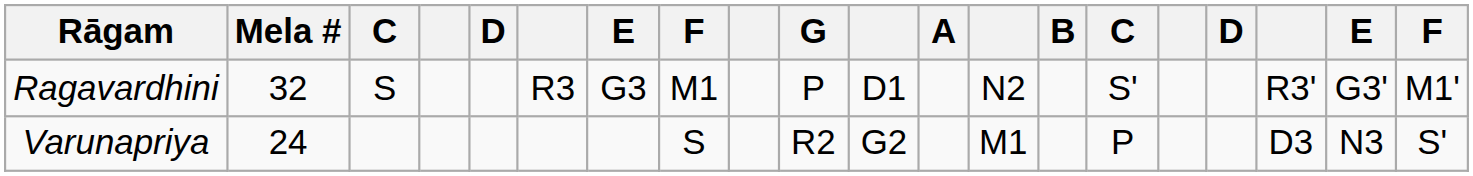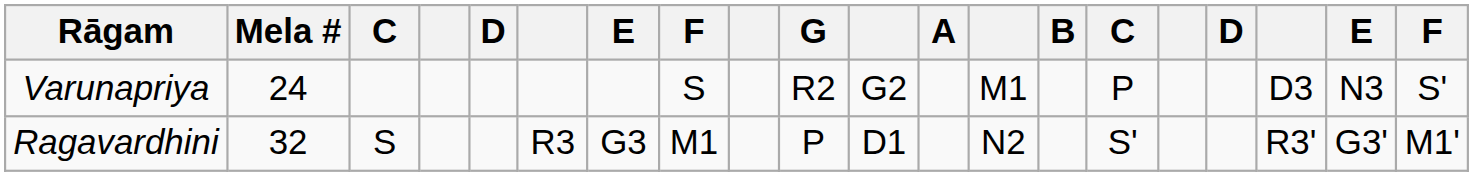rows swapped: (116, 87) <-> (116, 142)
